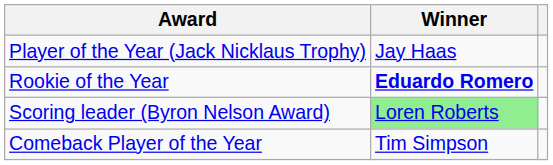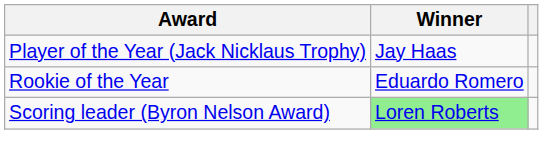(454, 81) bold -> (449, 81) normal
- row: (136, 143)
